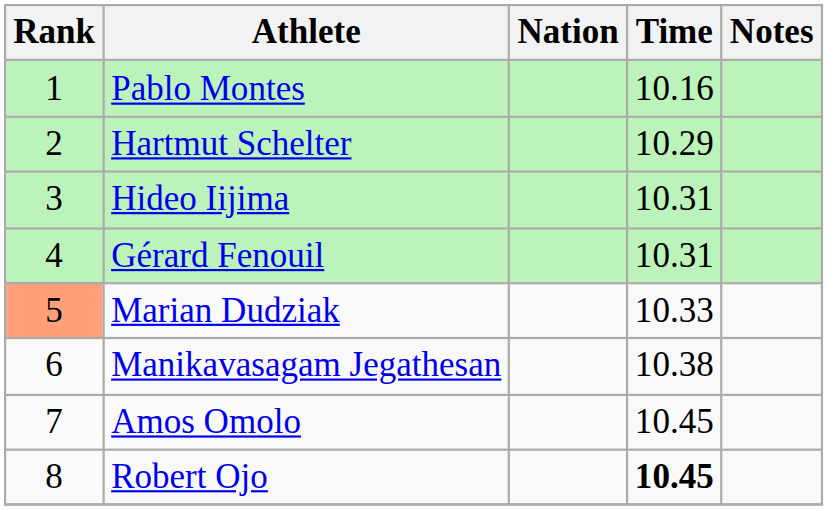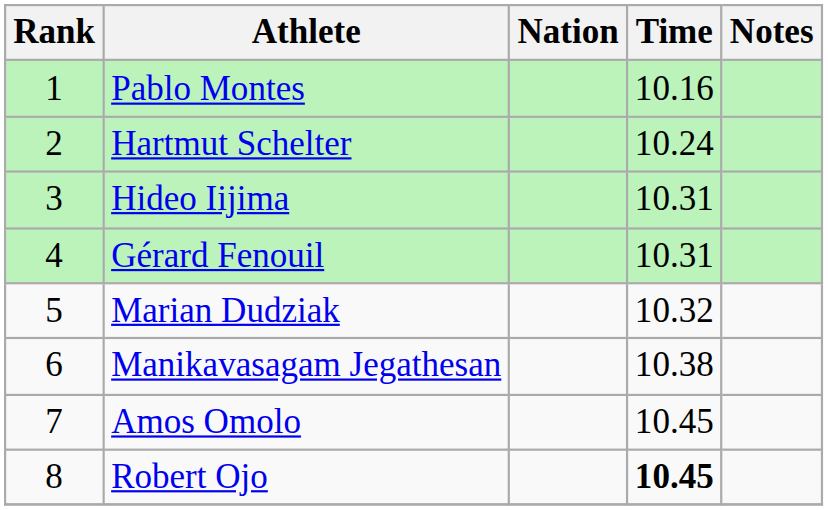(674, 143) 10.29 -> (674, 143) 10.24
(54, 310) lightsalmon background -> (54, 310) no background
(674, 310) 10.33 -> (674, 310) 10.32
